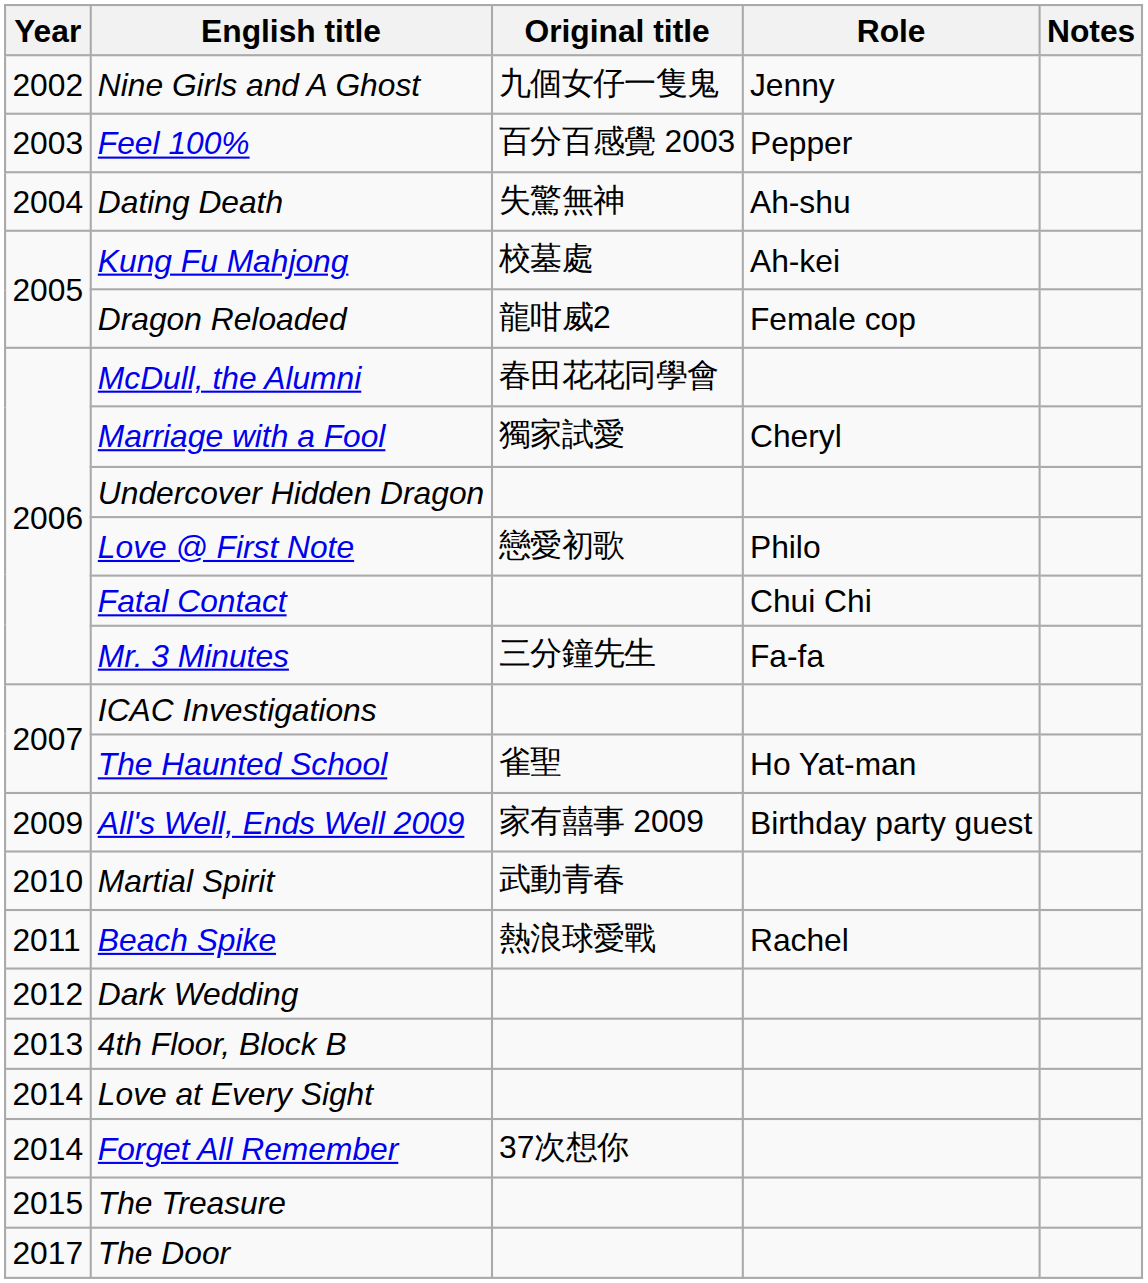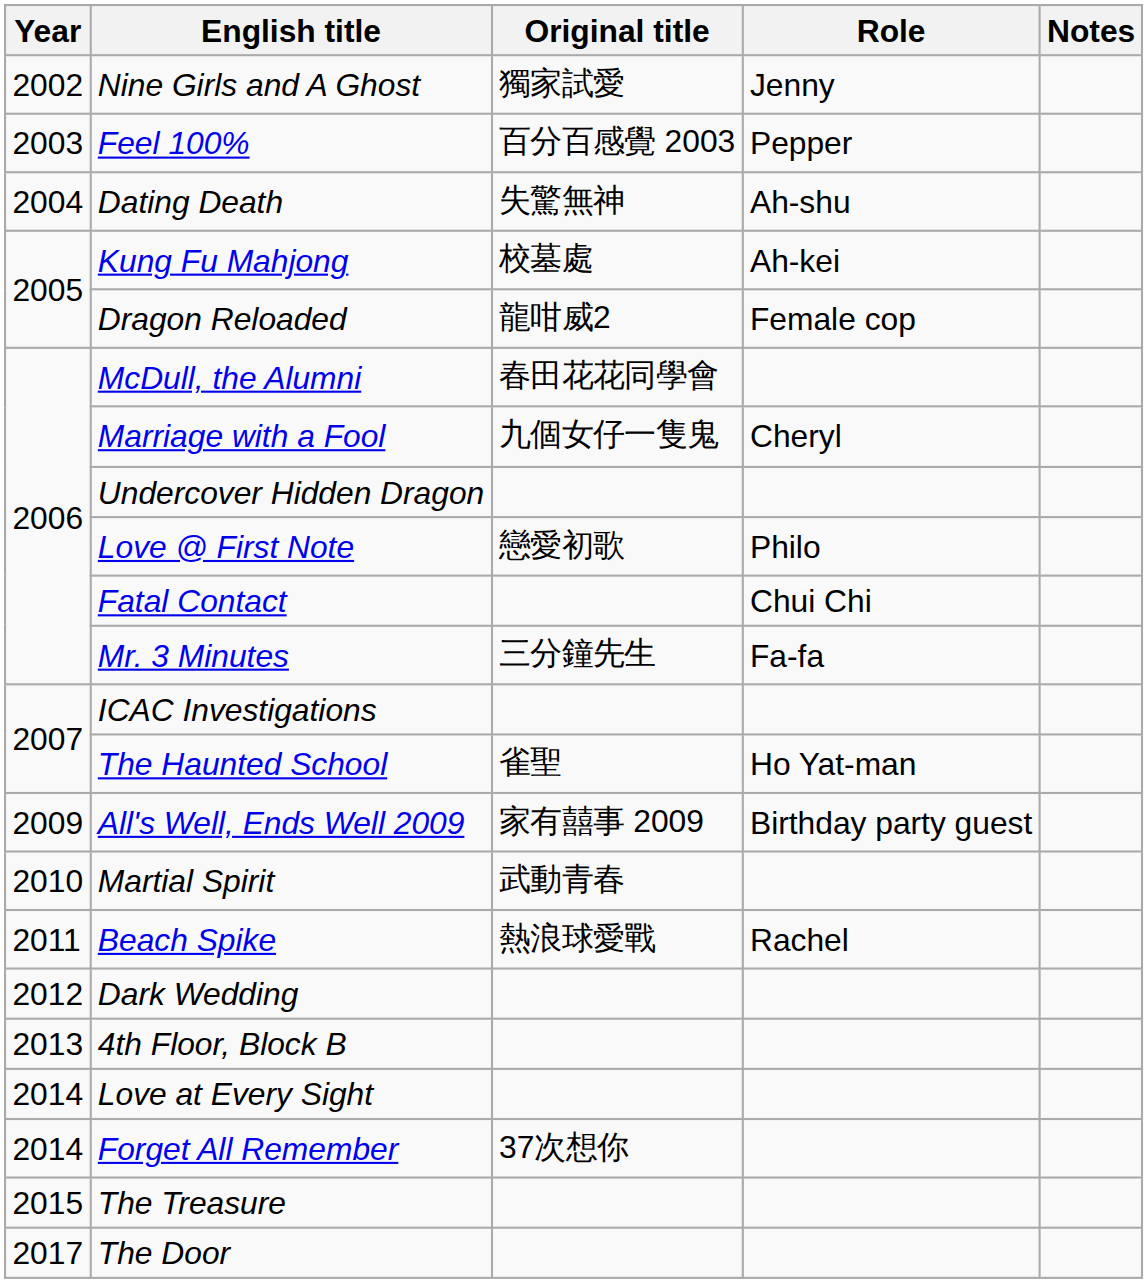(609, 83) 九個女仔一隻鬼 -> (562, 83) 獨家試愛
(562, 435) 獨家試愛 -> (609, 435) 九個女仔一隻鬼
